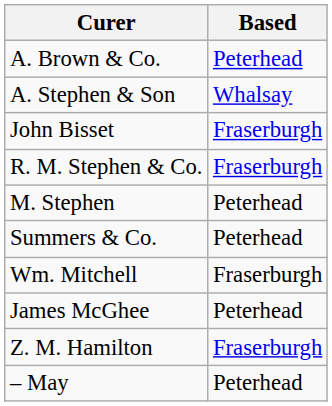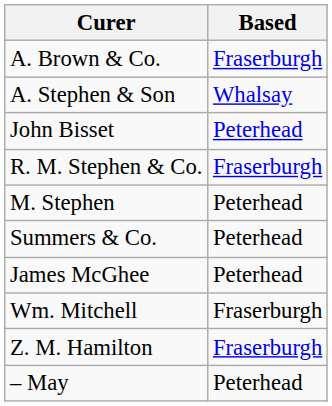(258, 58) Peterhead -> (268, 58) Fraserburgh
(268, 130) Fraserburgh -> (258, 130) Peterhead
rows swapped: (80, 310) <-> (74, 274)
